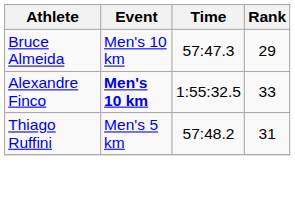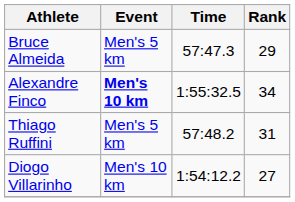(135, 50) Men's 10 km -> (131, 50) Men's 5 km
(267, 92) 33 -> (267, 92) 34
+ row: (40, 176)
